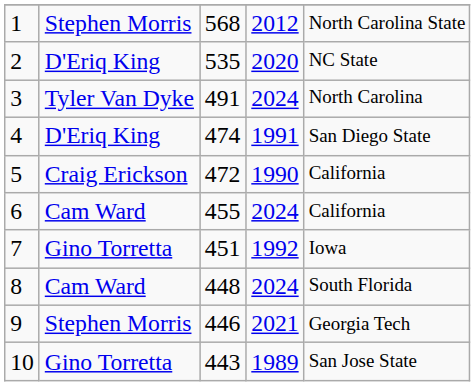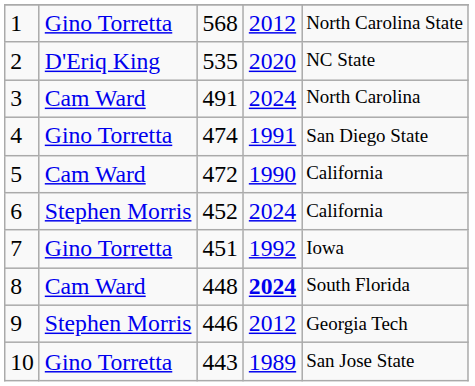(118, 23) Stephen Morris -> (109, 23) Gino Torretta
(119, 98) Tyler Van Dyke -> (95, 98) Cam Ward
(103, 135) D'Eriq King -> (109, 135) Gino Torretta
(116, 173) Craig Erickson -> (95, 173) Cam Ward
(95, 211) Cam Ward -> (118, 211) Stephen Morris
(223, 211) 455 -> (220, 211) 452
(275, 286) normal -> (273, 286) bold
(275, 323) 2021 -> (273, 323) 2012
